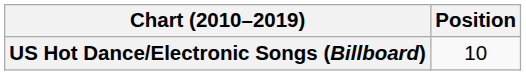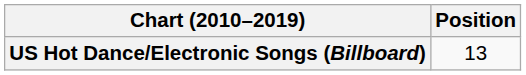(476, 53) 10 -> (476, 53) 13
